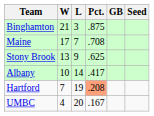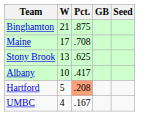- column: (79, 12)
(62, 88) 7 -> (62, 88) 5
